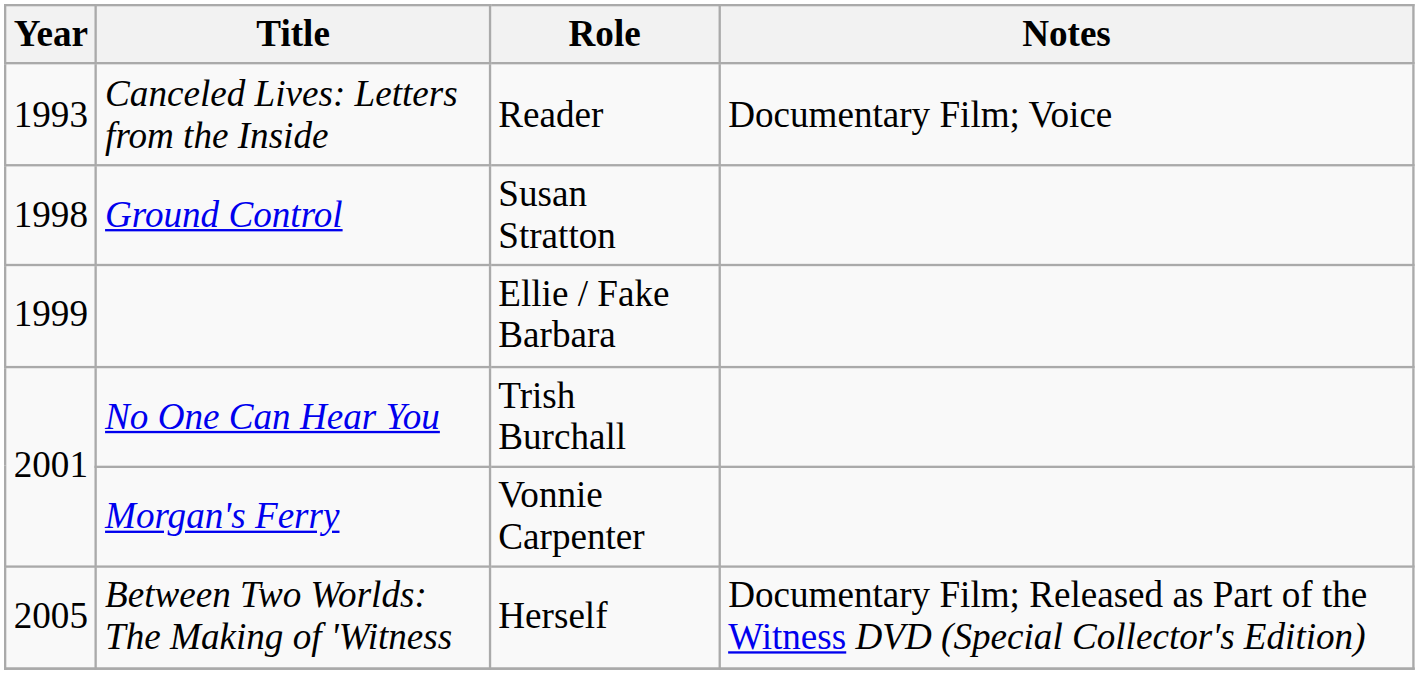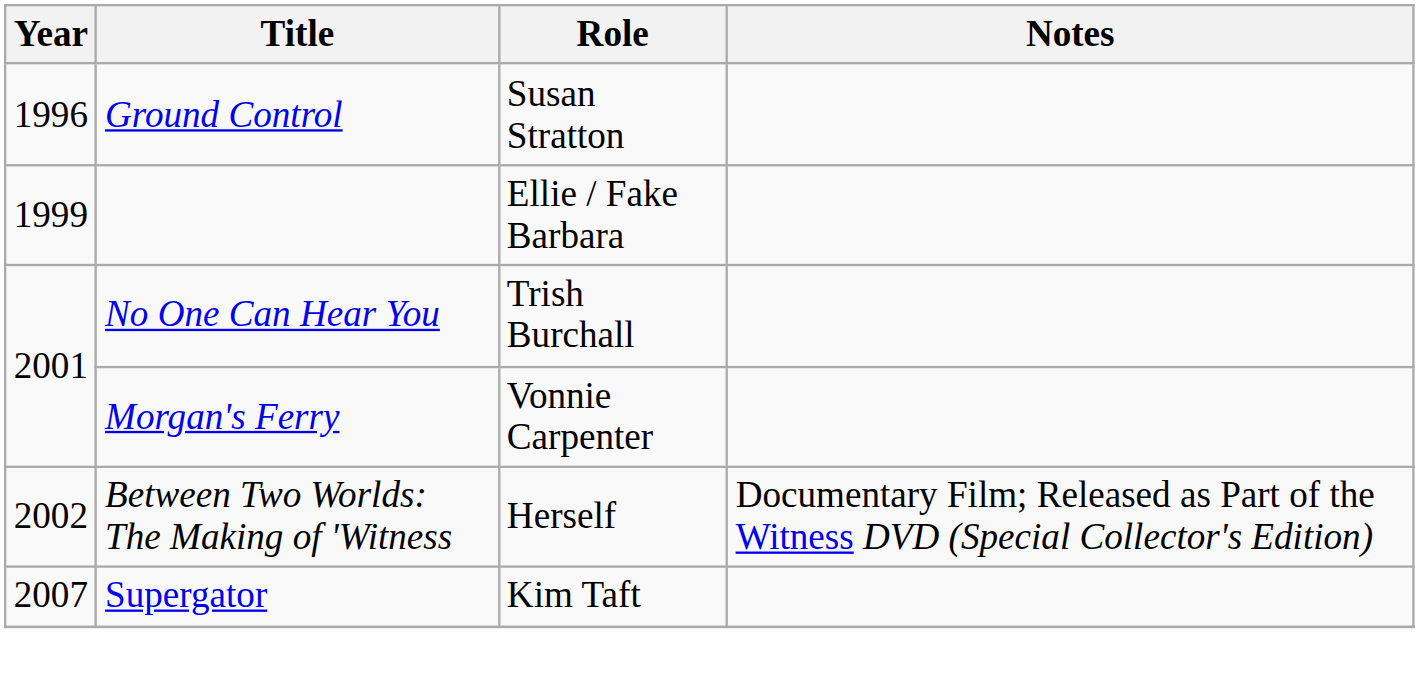- row: (281, 113)
(51, 214) 1998 -> (51, 113) 1996
(51, 616) 2005 -> (51, 516) 2002
+ row: (186, 595)
